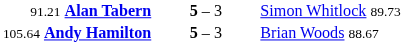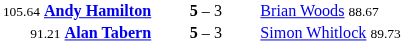rows swapped: (77, 33) <-> (91, 11)
